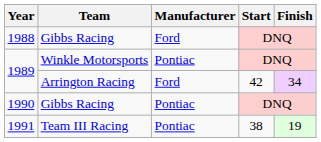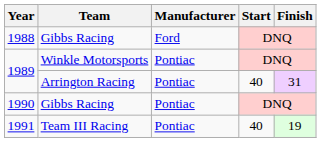(167, 82) Ford -> (175, 82) Pontiac
(256, 82) 42 -> (256, 82) 40
(295, 82) 34 -> (295, 82) 31
(256, 126) 38 -> (256, 126) 40
